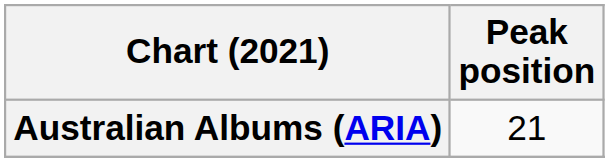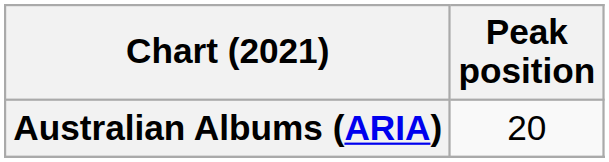(527, 127) 21 -> (527, 127) 20
